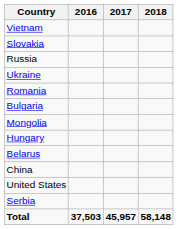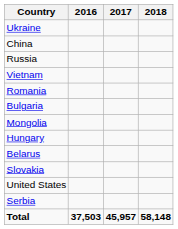rows swapped: (24, 75) <-> (25, 28)
rows swapped: (25, 43) <-> (20, 169)
